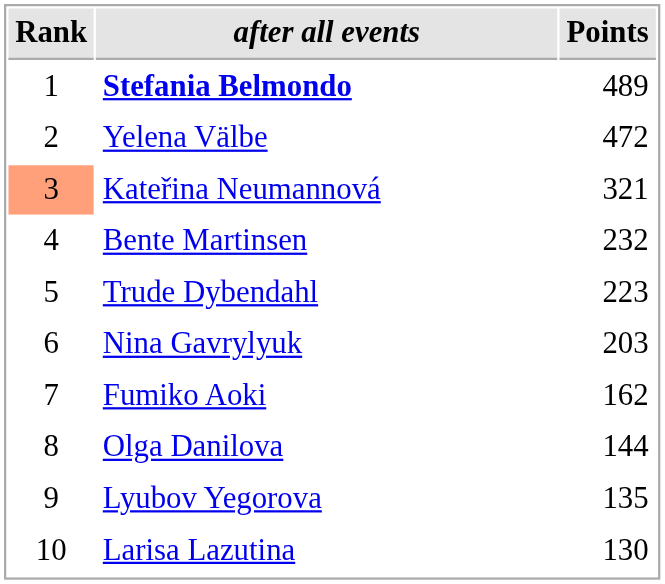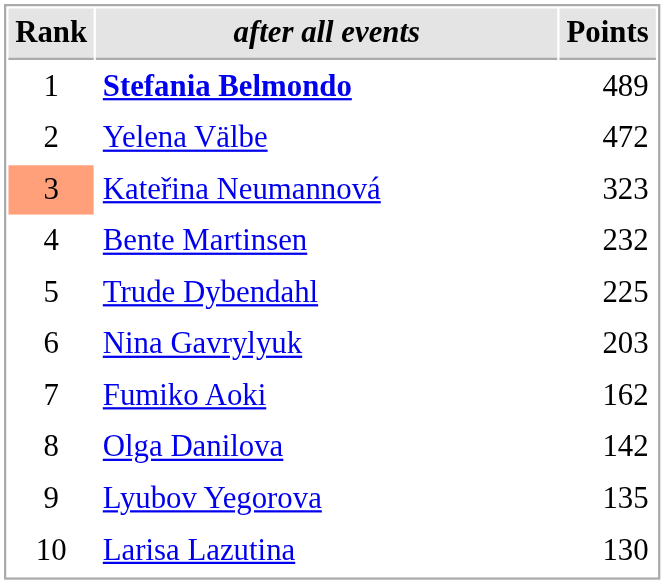(626, 189) 321 -> (626, 189) 323
(626, 292) 223 -> (626, 292) 225
(626, 446) 144 -> (626, 446) 142
